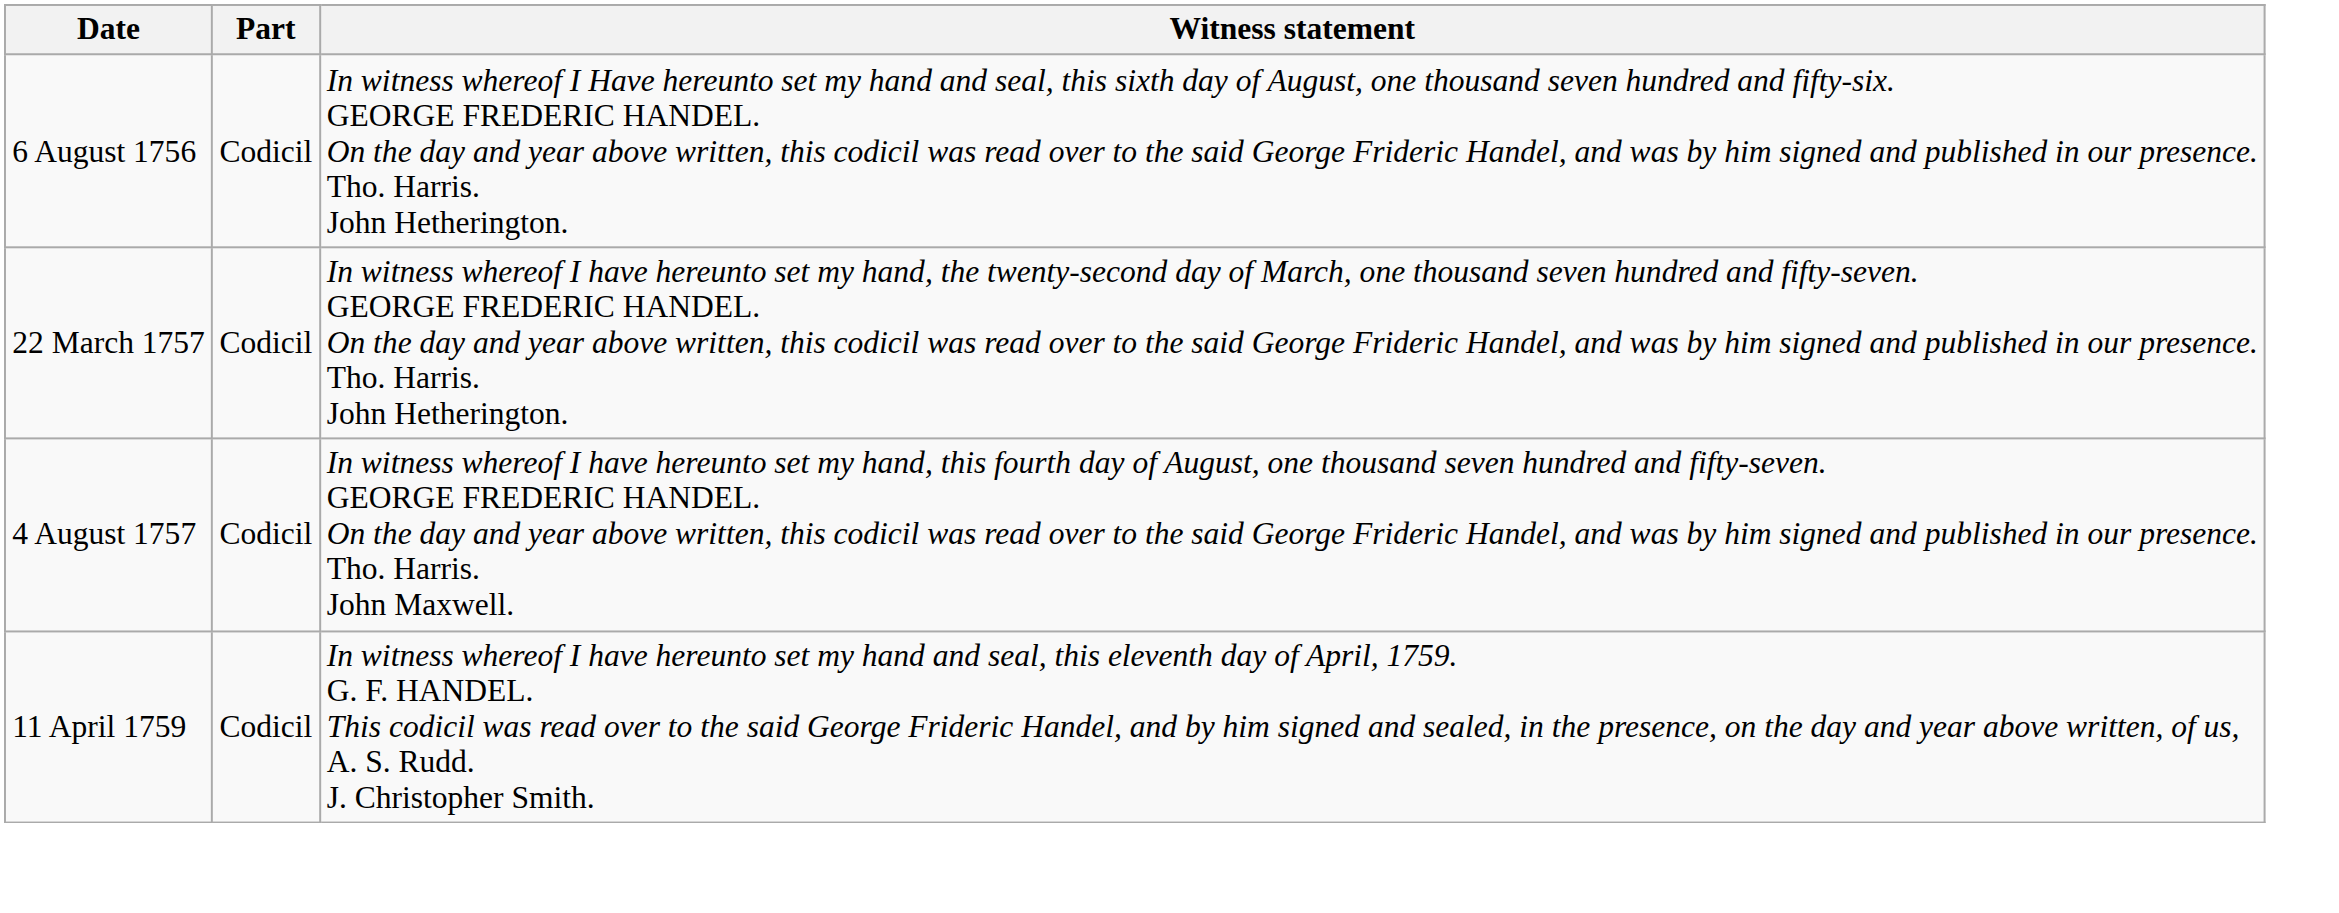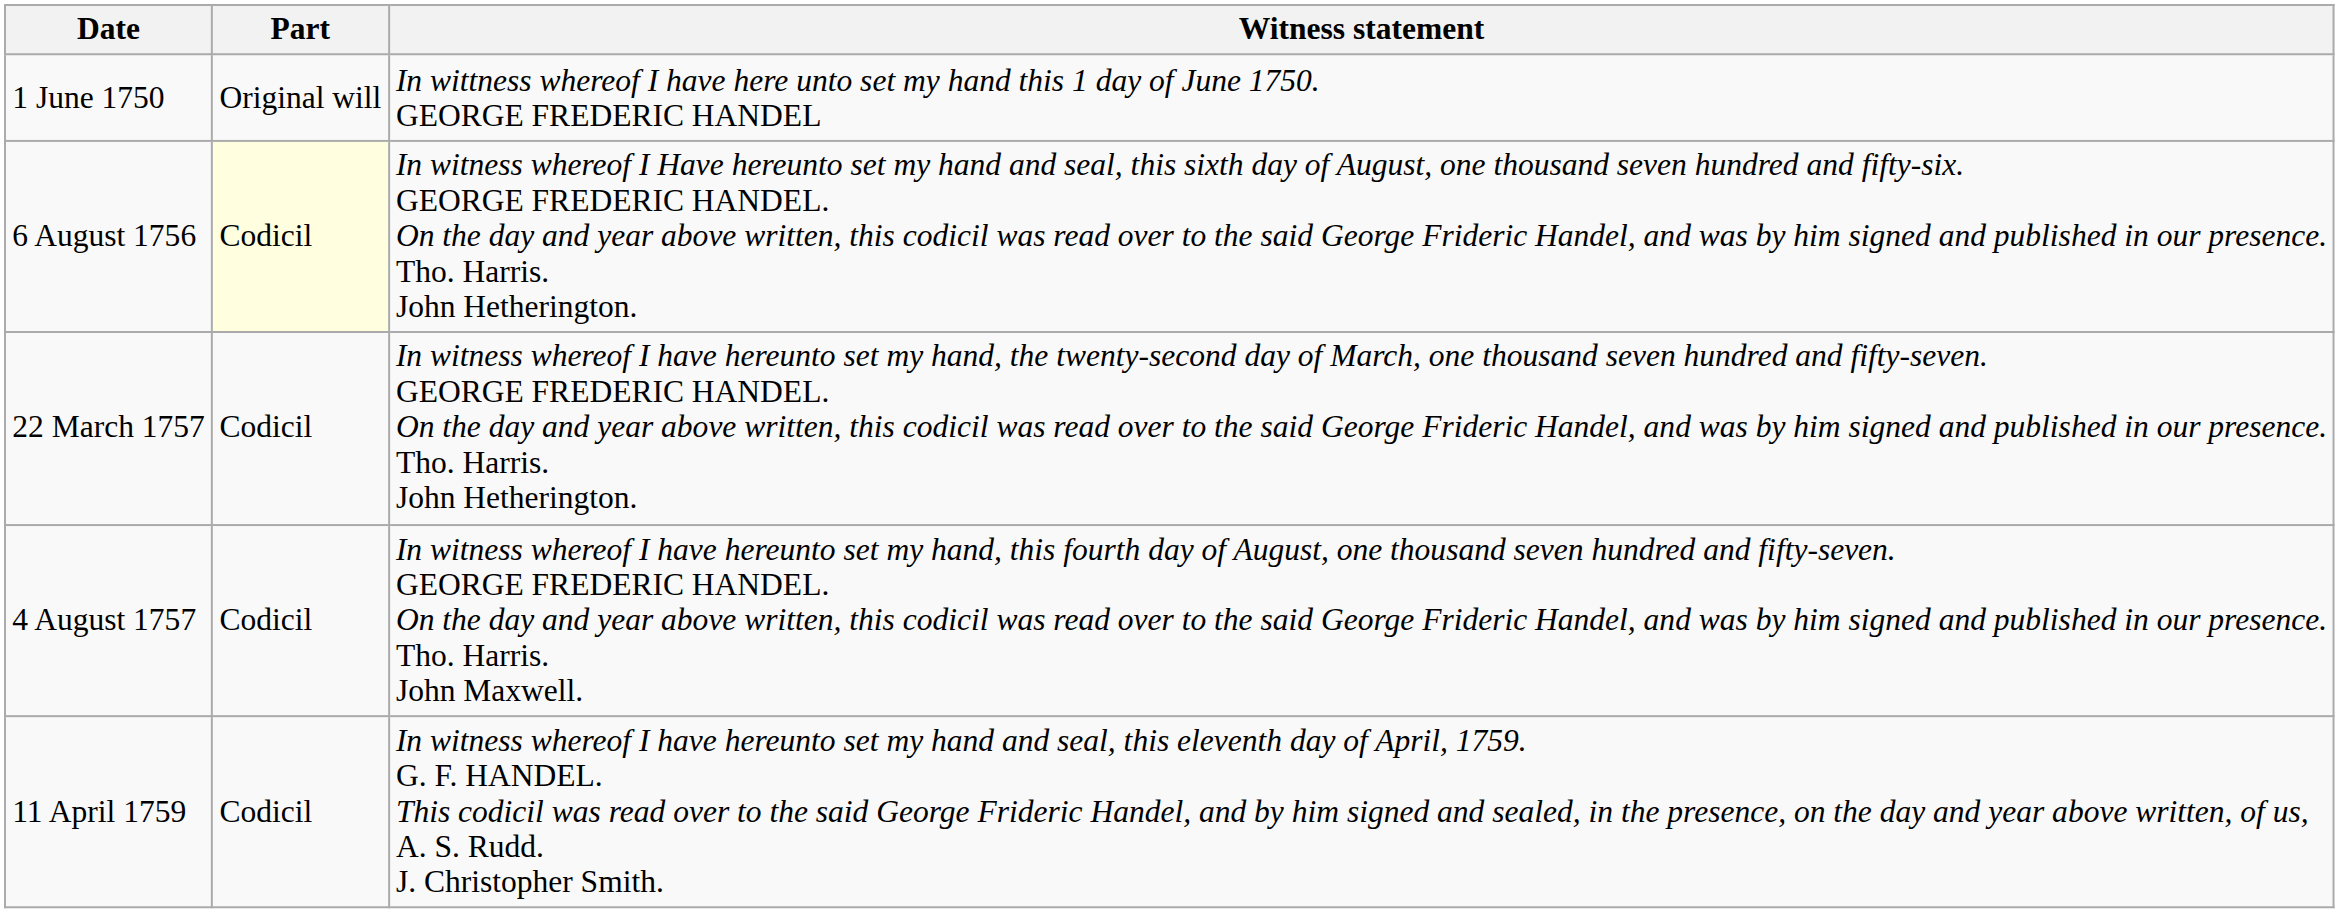+ row: (88, 97)
(266, 150) no background -> (266, 235) lightyellow background
